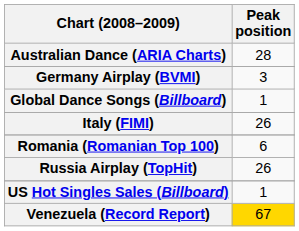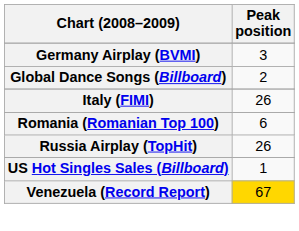- row: (118, 54)
(263, 100) 1 -> (263, 77) 2
